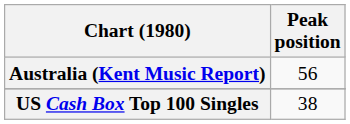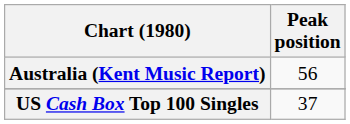(308, 103) 38 -> (308, 103) 37
